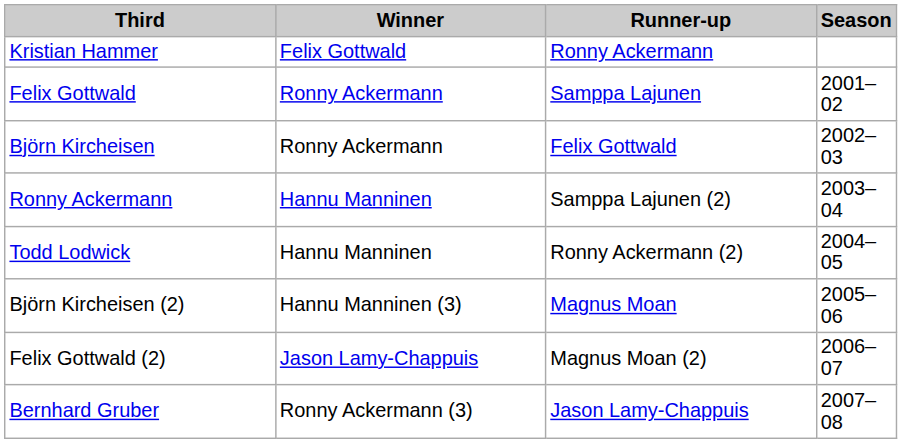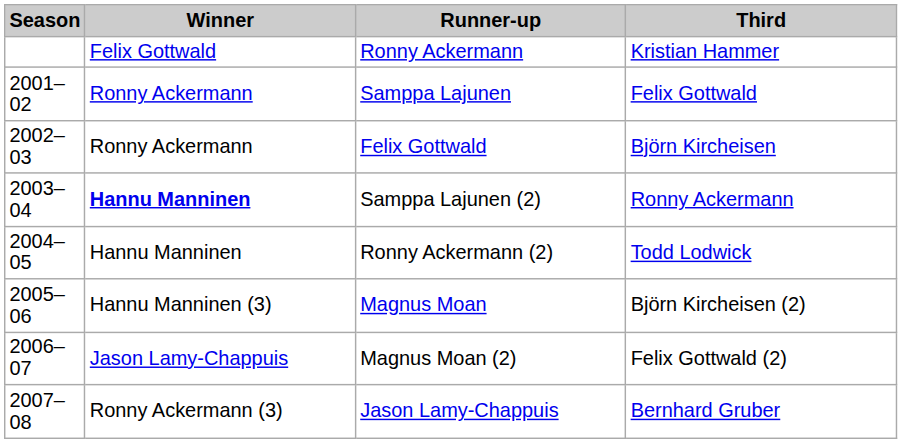columns swapped: (856, 20) <-> (140, 20)
(356, 199) normal -> (170, 199) bold
